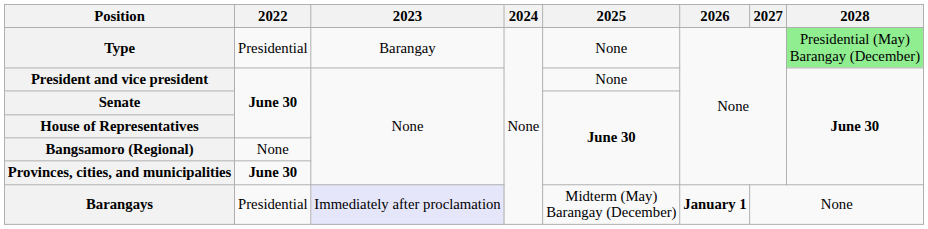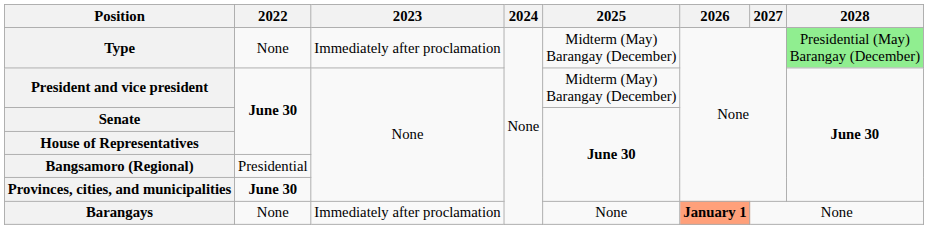(273, 47) Presidential -> (273, 47) None
(407, 47) Barangay -> (407, 47) Immediately after proclamation
(611, 47) None -> (611, 47) Midterm (May) Barangay (December)
(611, 79) None -> (611, 87) Midterm (May) Barangay (December)
(273, 149) None -> (273, 166) Presidential
(273, 204) Presidential -> (273, 212) None
(407, 204) lavender background -> (407, 212) no background
(611, 204) Midterm (May) Barangay (December) -> (611, 212) None
(715, 204) no background -> (715, 212) lightsalmon background
